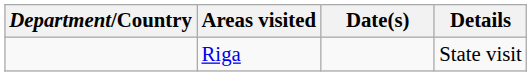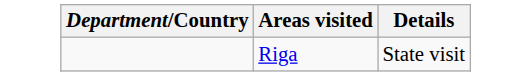- column: (378, 20)
